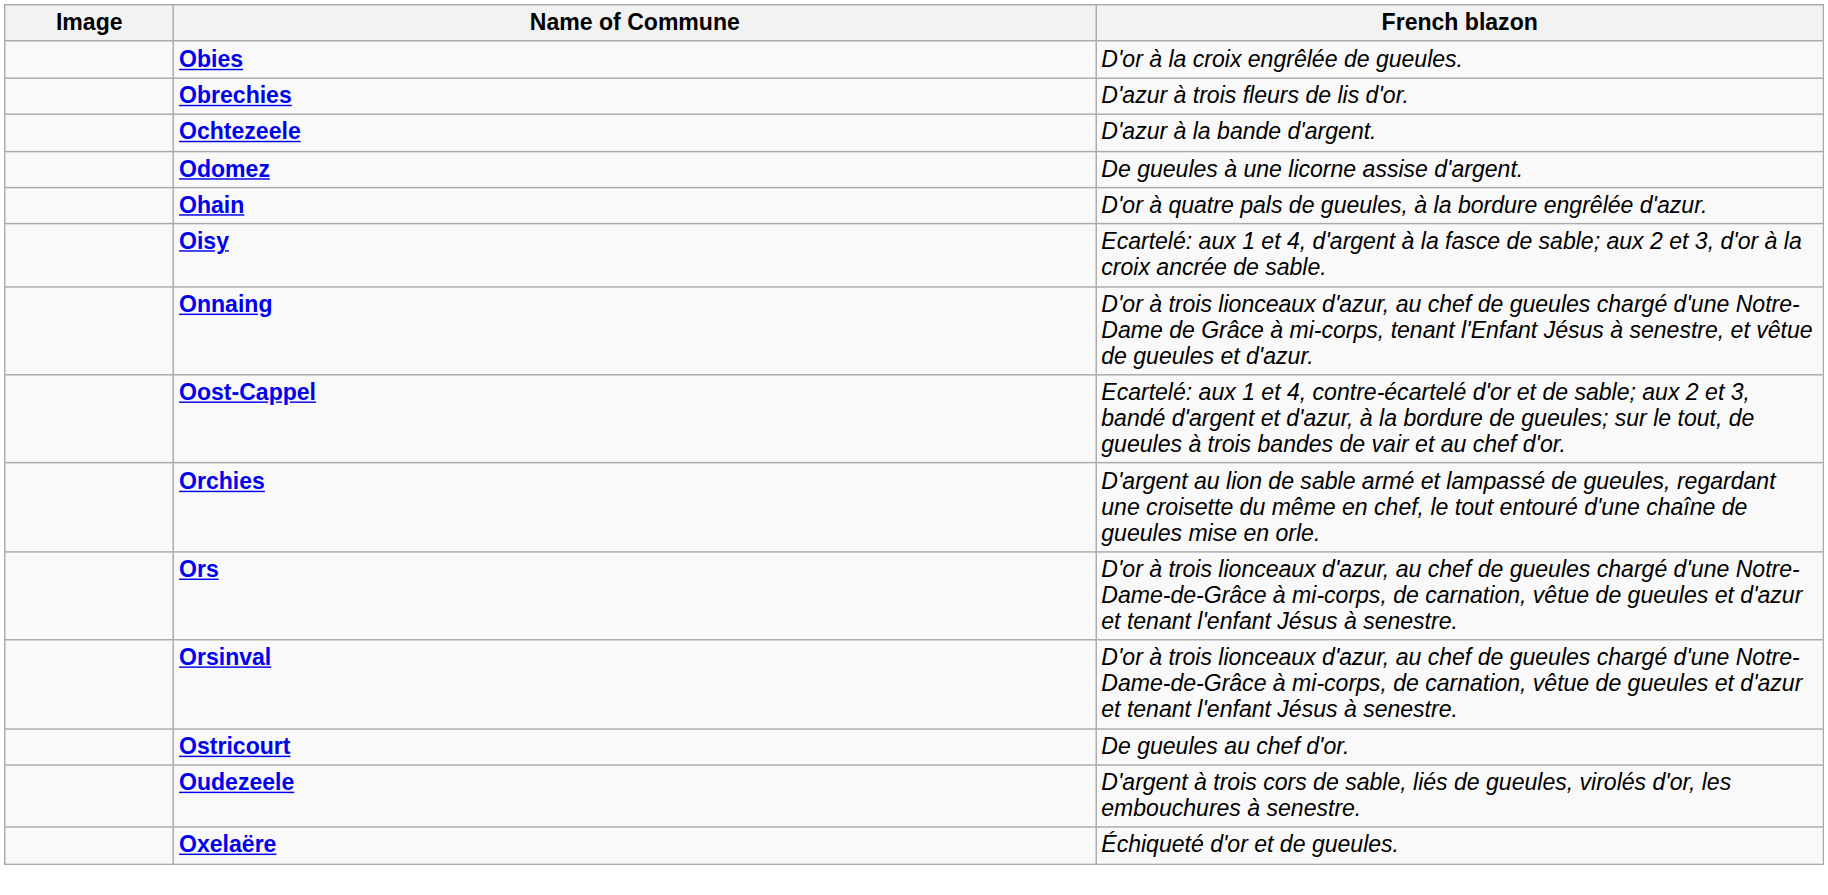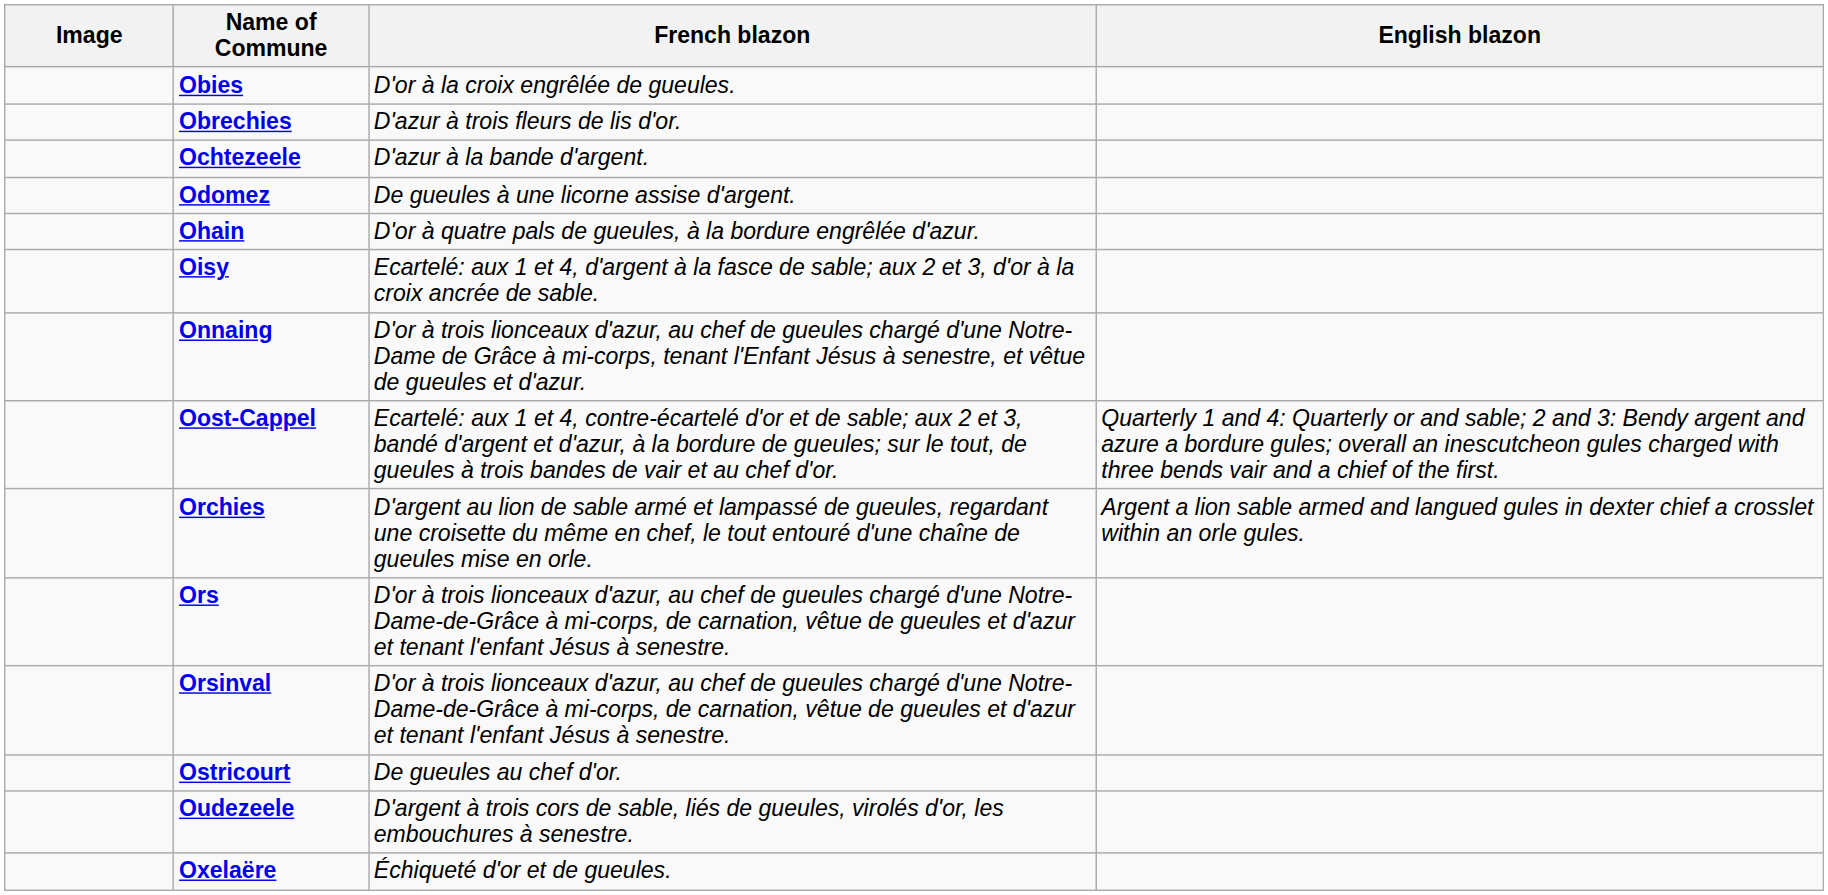+ column: (1460, 35)
